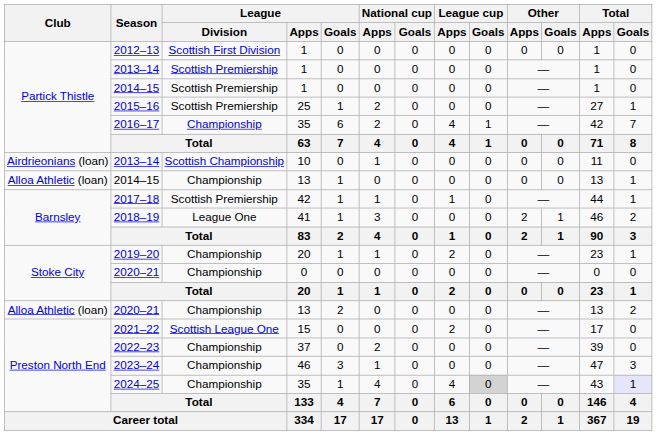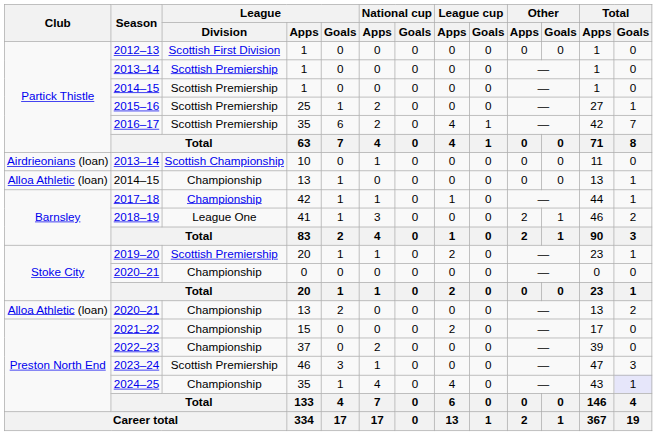(224, 124) Championship -> (224, 124) Scottish Premiership
(224, 198) Scottish Premiership -> (224, 198) Championship
(224, 254) Championship -> (224, 254) Scottish Premiership
(224, 328) Scottish League One -> (224, 328) Championship
(224, 365) Championship -> (224, 365) Scottish Premiership
(488, 384) lightgrey background -> (488, 384) no background
